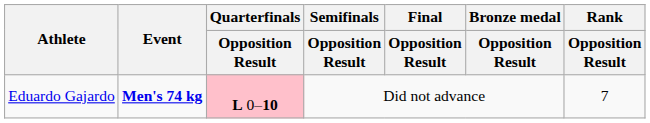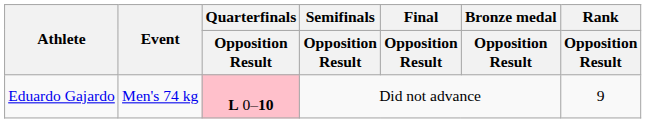(162, 96) bold -> (160, 96) normal
(605, 96) 7 -> (601, 96) 9
